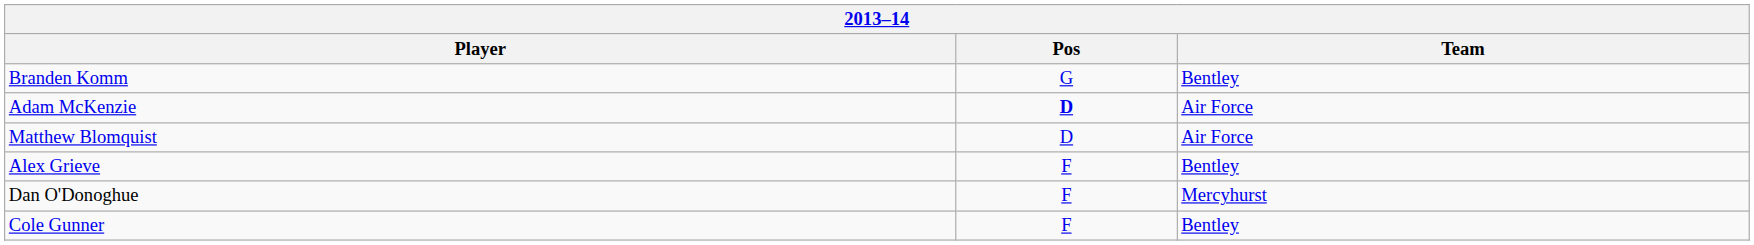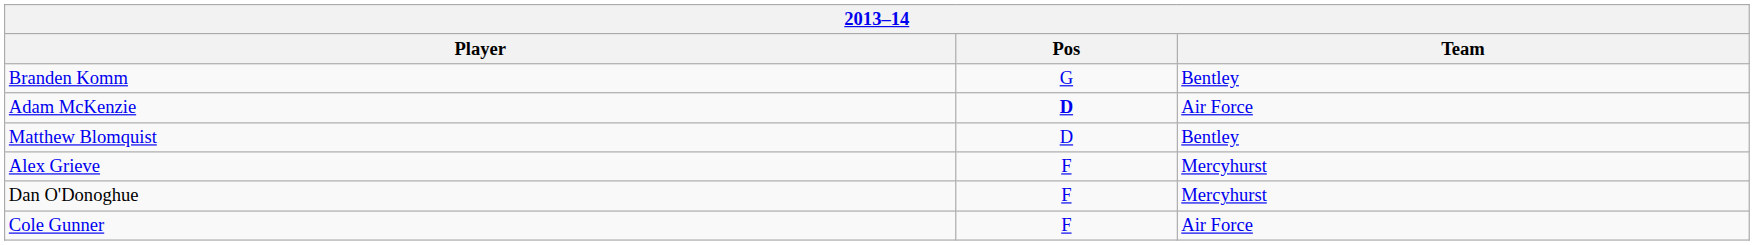(1217, 136) Air Force -> (1210, 136) Bentley
(1210, 166) Bentley -> (1224, 166) Mercyhurst
(1210, 225) Bentley -> (1217, 225) Air Force
